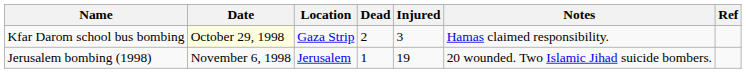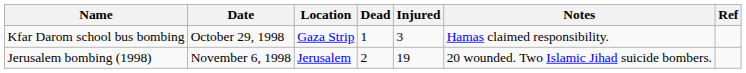(237, 36) lightyellow background -> (237, 36) no background
(364, 36) 2 -> (364, 36) 1
(364, 57) 1 -> (364, 57) 2
